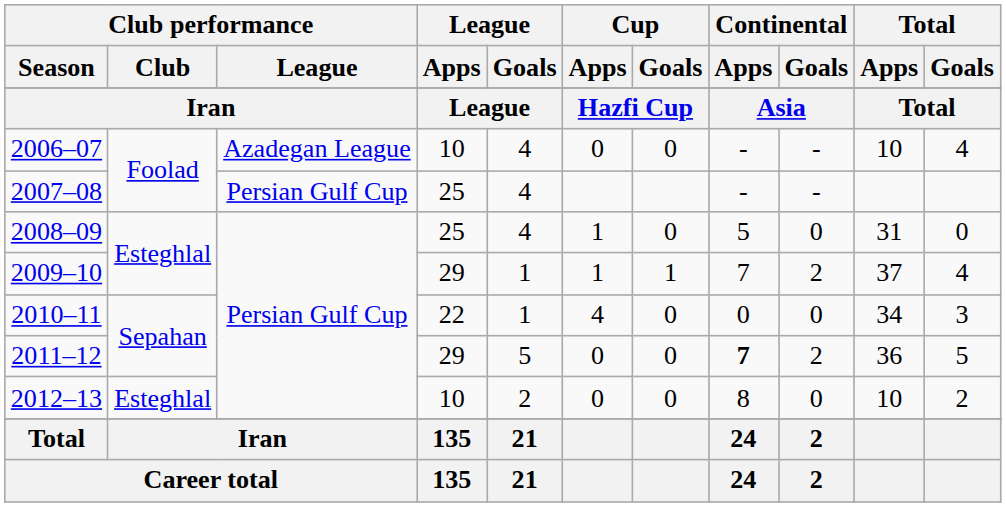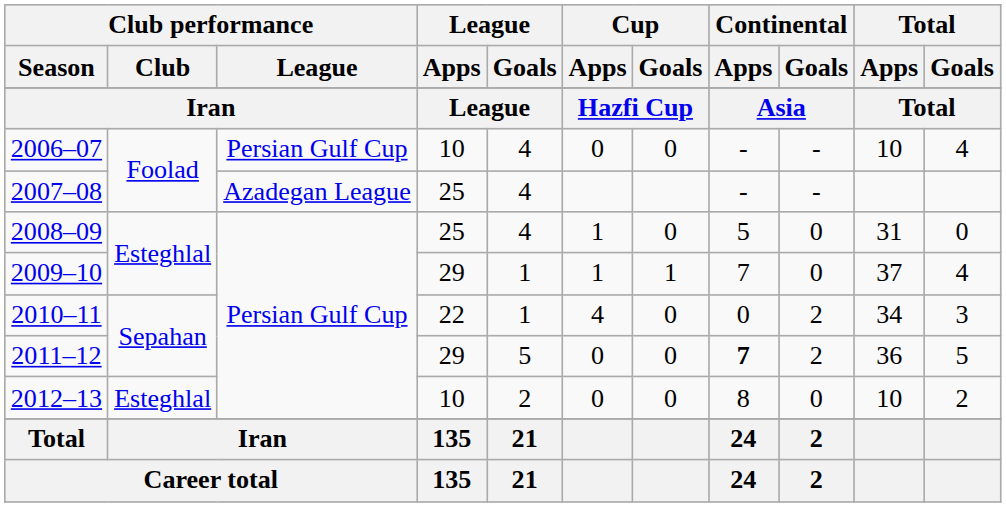(317, 149) Azadegan League -> (317, 149) Persian Gulf Cup
(317, 190) Persian Gulf Cup -> (317, 190) Azadegan League
(816, 273) 2 -> (816, 273) 0
(816, 314) 0 -> (816, 314) 2
